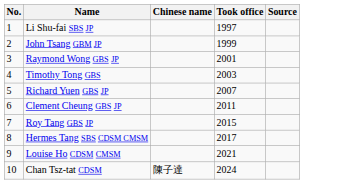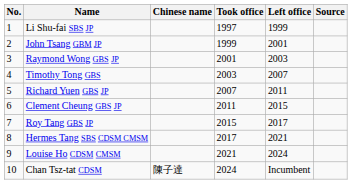+ column: (290, 12)
